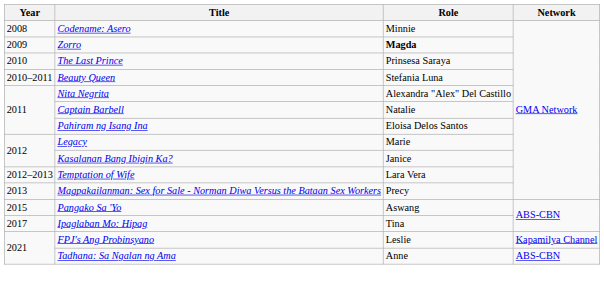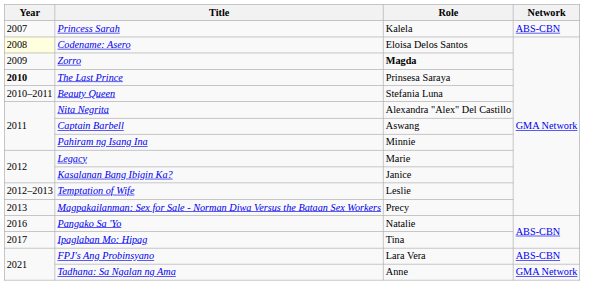+ row: (89, 28)
(17, 28) no background -> (17, 45) lightyellow background
(401, 28) Minnie -> (427, 45) Eloisa Delos Santos
(17, 61) normal -> (17, 77) bold
(401, 110) Natalie -> (403, 126) Aswang
(427, 126) Eloisa Delos Santos -> (401, 142) Minnie
(406, 175) Lara Vera -> (398, 191) Leslie
(17, 207) 2015 -> (17, 223) 2016
(403, 207) Aswang -> (401, 223) Natalie
(398, 239) Leslie -> (406, 256) Lara Vera
(557, 239) Kapamilya Channel -> (538, 256) ABS-CBN
(538, 256) ABS-CBN -> (547, 272) GMA Network
